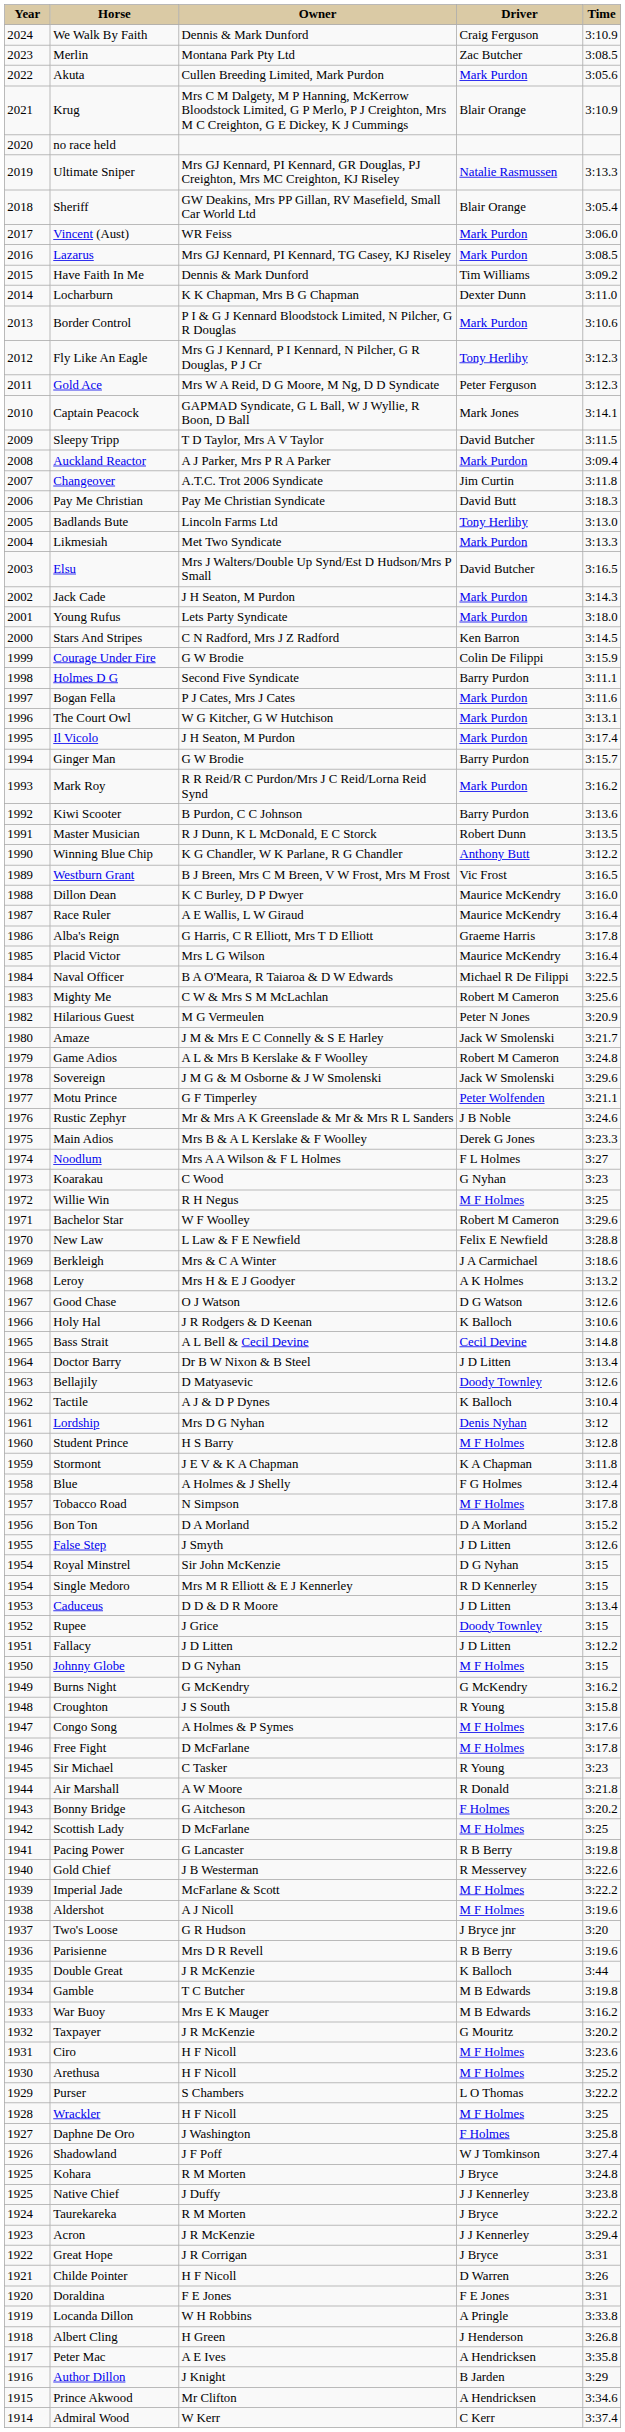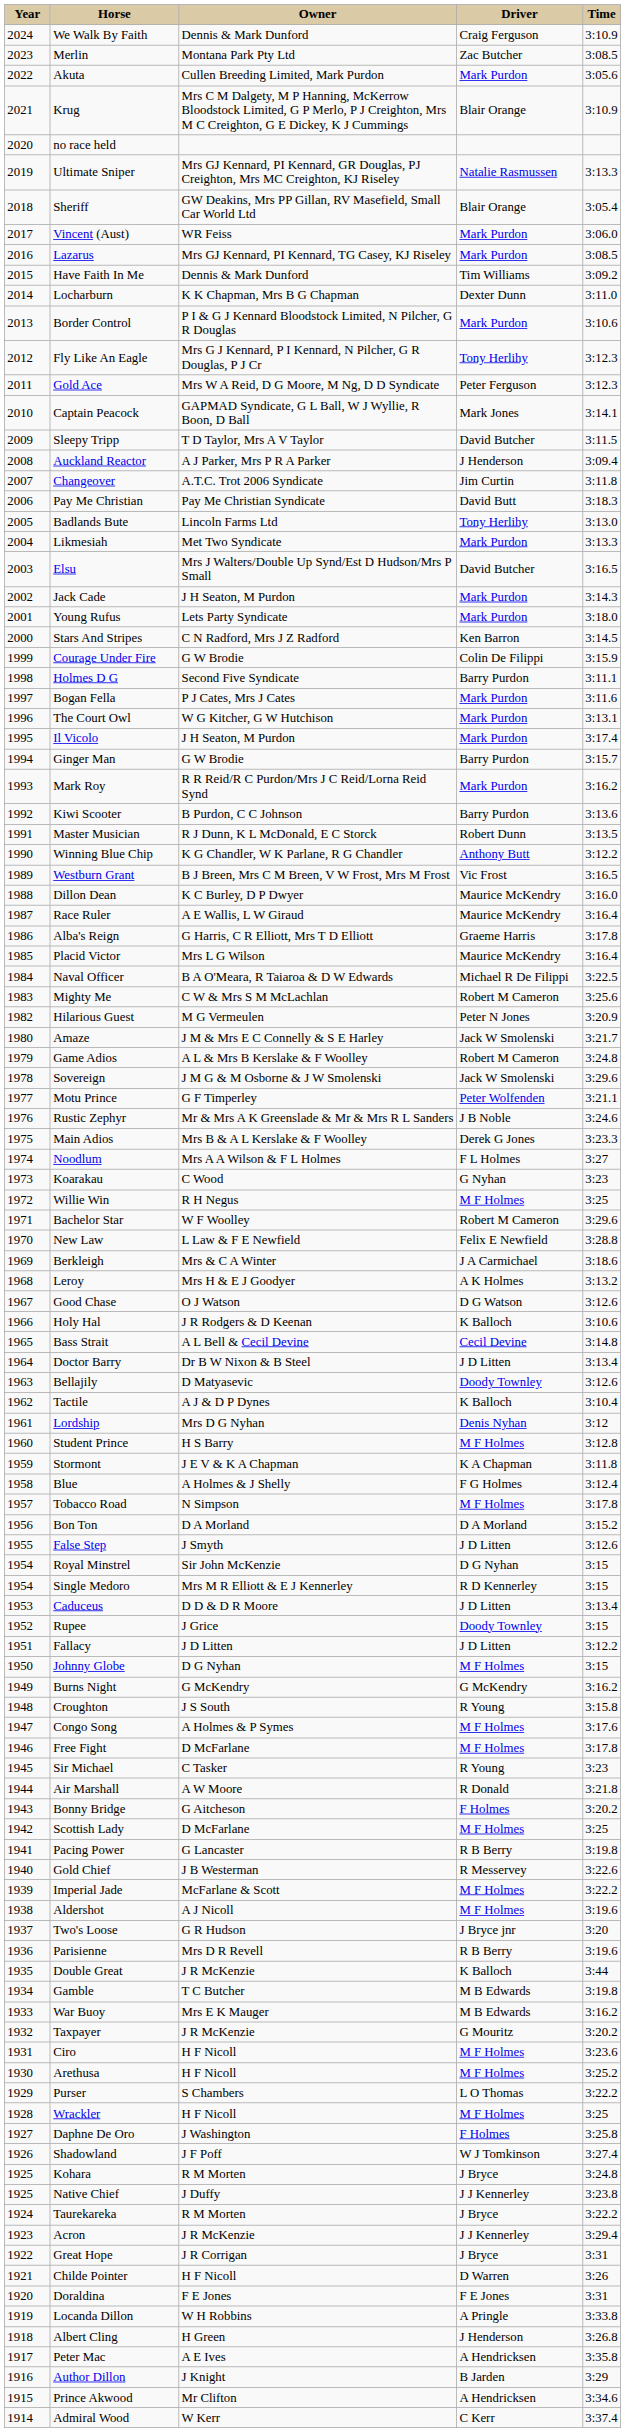(493, 460) Mark Purdon -> (491, 460) J Henderson
